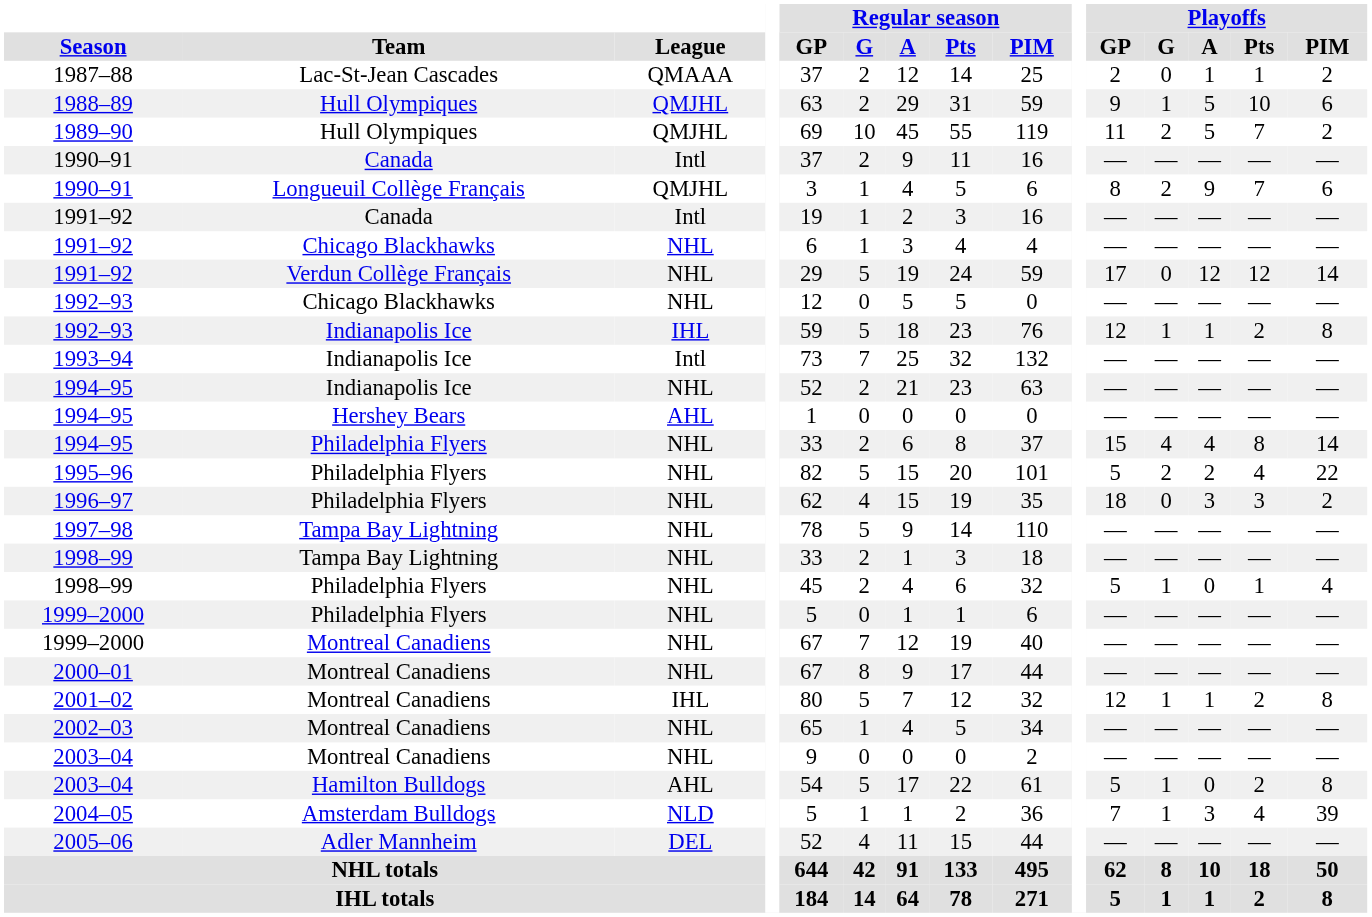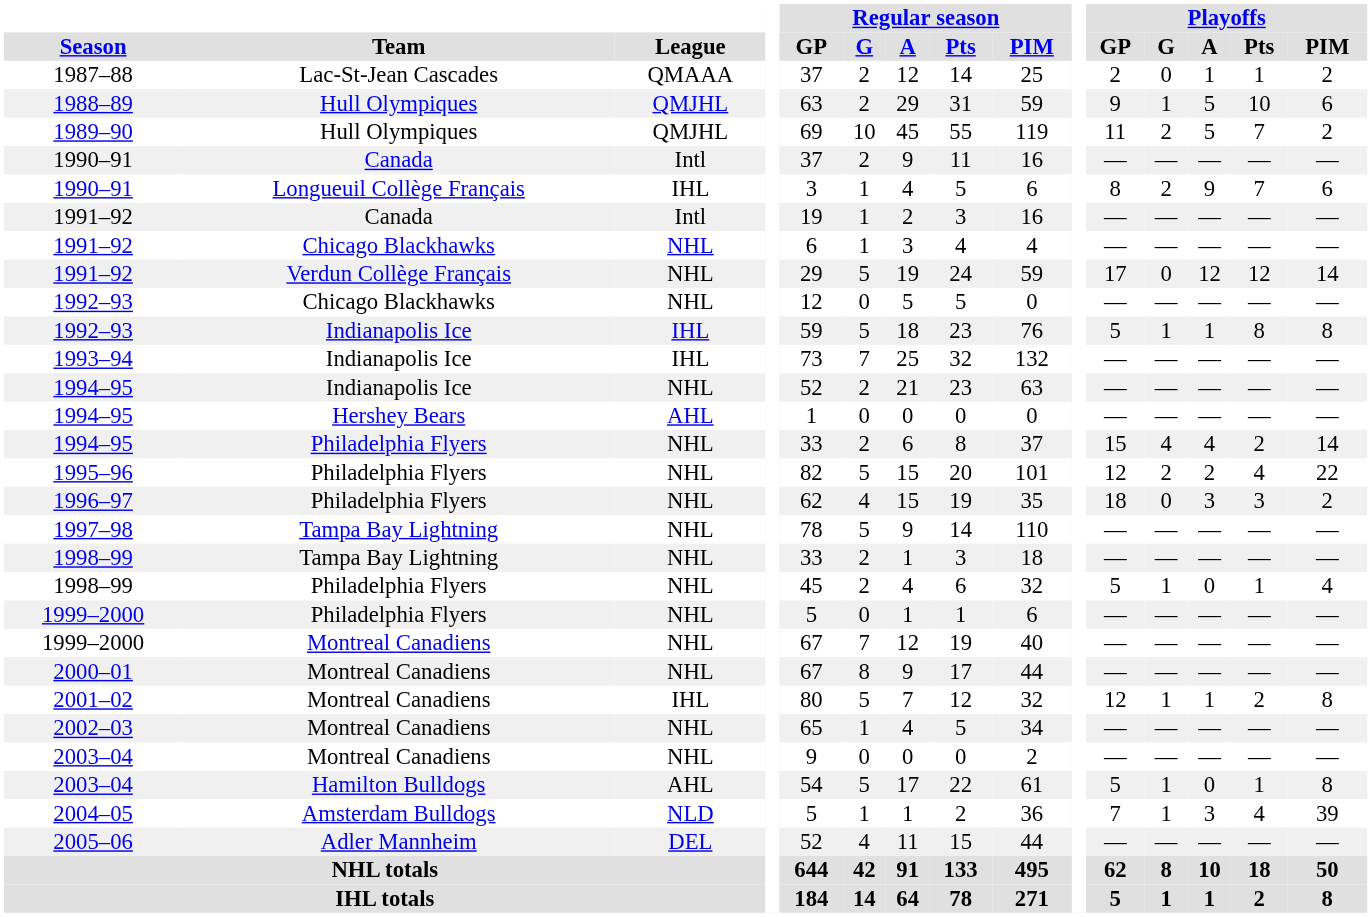(690, 188) QMJHL -> (690, 188) IHL
(1115, 330) 12 -> (1115, 330) 5
(1259, 330) 2 -> (1259, 330) 8
(690, 358) Intl -> (690, 358) IHL
(1259, 443) 8 -> (1259, 443) 2
(1115, 472) 5 -> (1115, 472) 12
(1259, 784) 2 -> (1259, 784) 1
